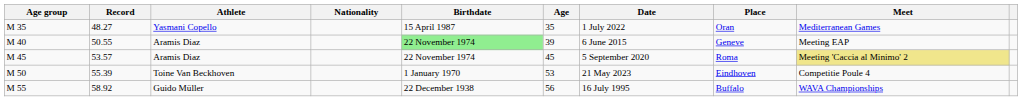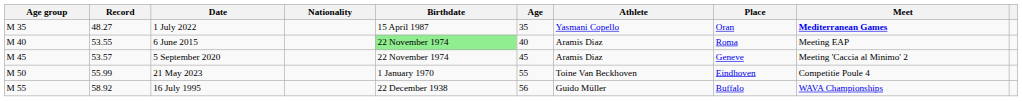columns swapped: (231, 12) <-> (647, 12)
(839, 27) normal -> (843, 27) bold
(102, 42) 50.55 -> (102, 42) 53.55
(550, 42) 39 -> (524, 42) 40
(730, 42) Geneve -> (727, 42) Roma
(727, 58) Roma -> (730, 58) Geneve
(853, 58) khaki background -> (853, 58) no background
(102, 73) 55.39 -> (102, 73) 55.99
(550, 73) 53 -> (524, 73) 55
